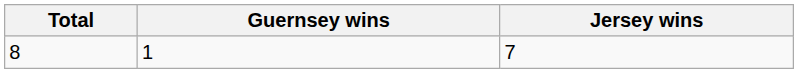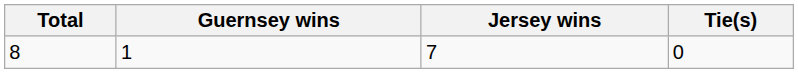+ column: (731, 20)
